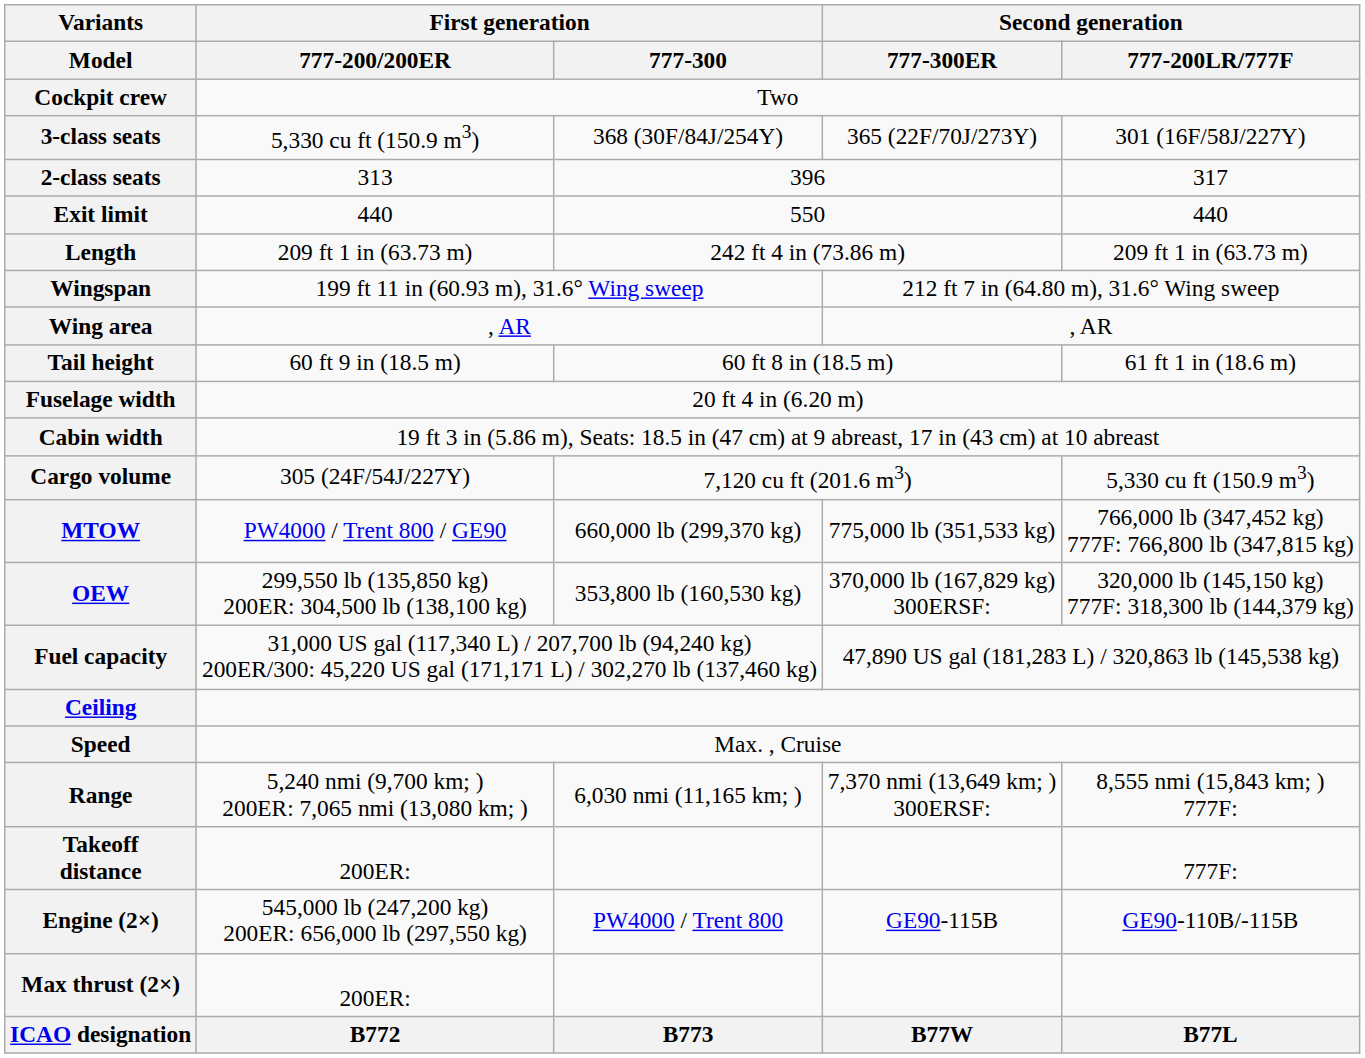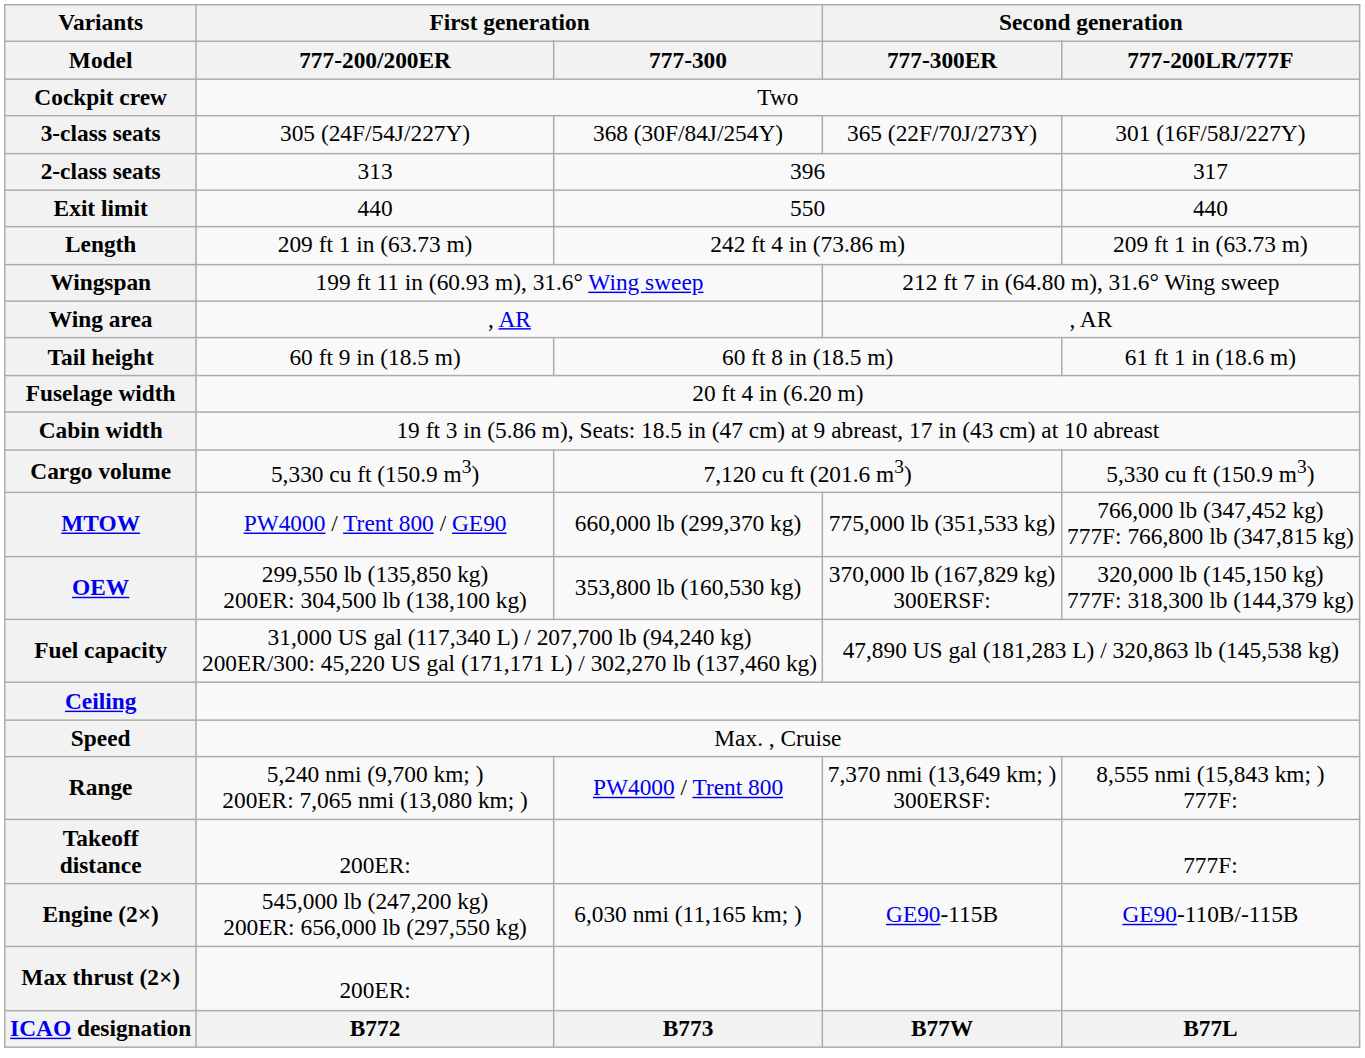(375, 137) 5,330 cu ft (150.9 m3) -> (375, 134) 305 (24F/54J/227Y)
(375, 477) 305 (24F/54J/227Y) -> (375, 470) 5,330 cu ft (150.9 m3)
(688, 794) 6,030 nmi (11,165 km; ) -> (688, 788) PW4000 / Trent 800
(688, 921) PW4000 / Trent 800 -> (688, 914) 6,030 nmi (11,165 km; )
